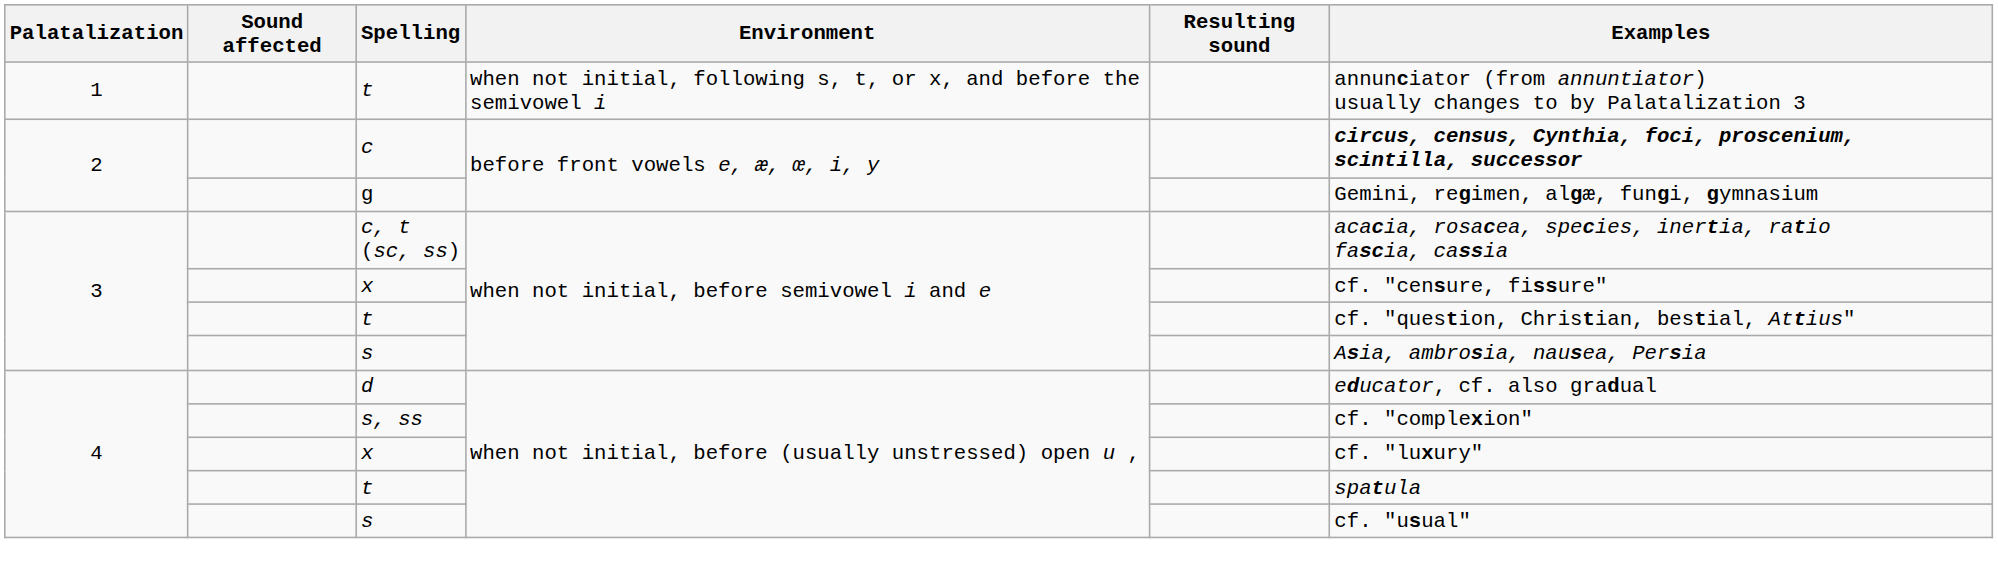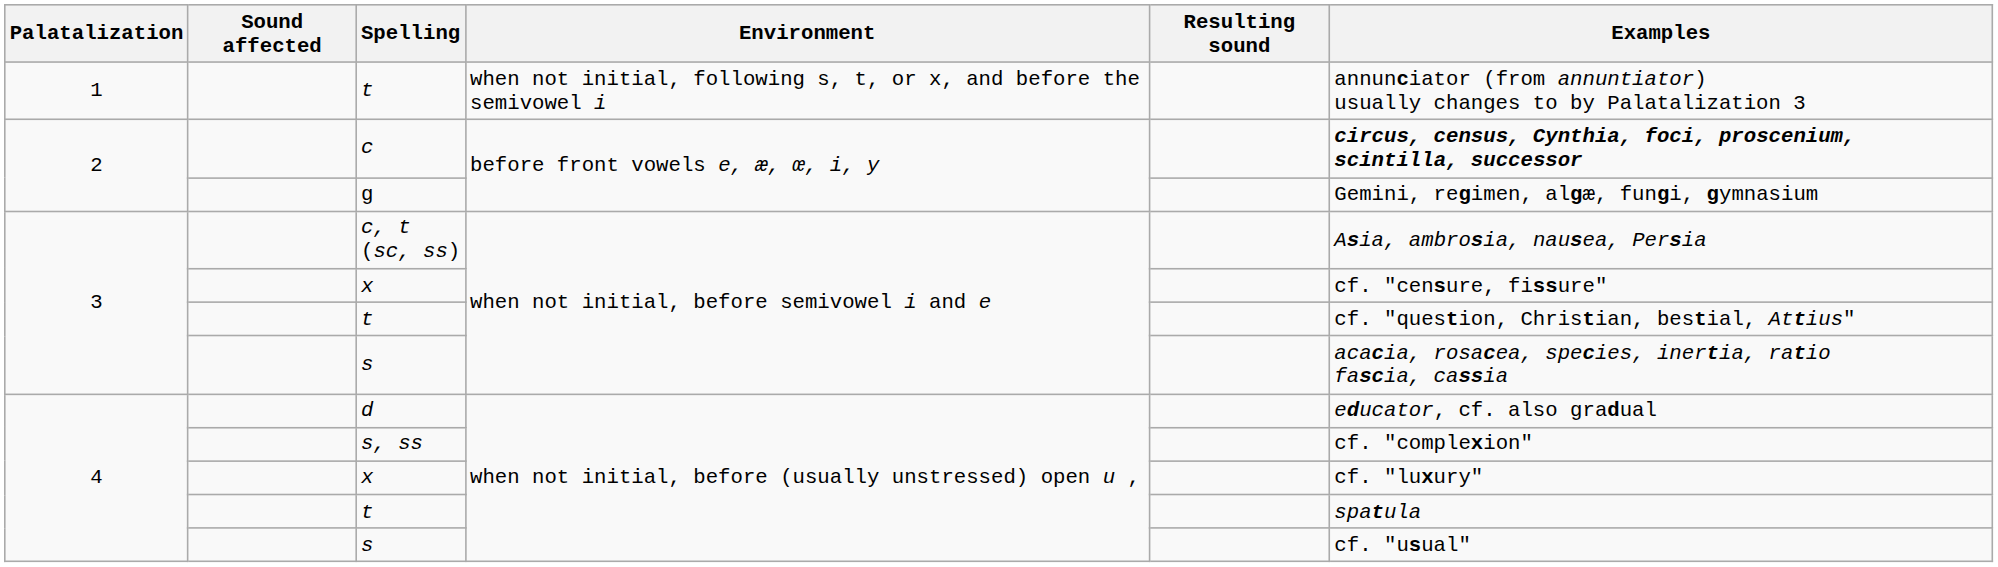(1583, 240) acacia, rosacea, species, inertia, ratio fascia, cassia -> (1520, 240) Asia, ambrosia, nausea, Persia
(1520, 353) Asia, ambrosia, nausea, Persia -> (1583, 365) acacia, rosacea, species, inertia, ratio fascia, cassia
